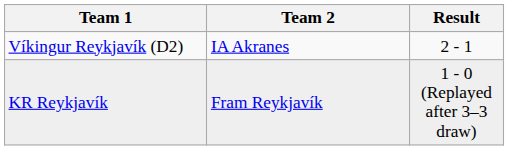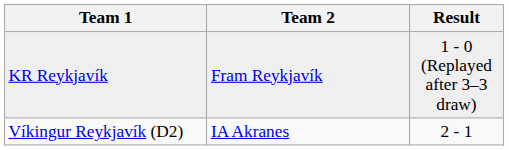rows swapped: (96, 45) <-> (58, 102)
